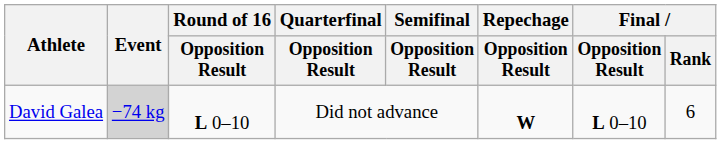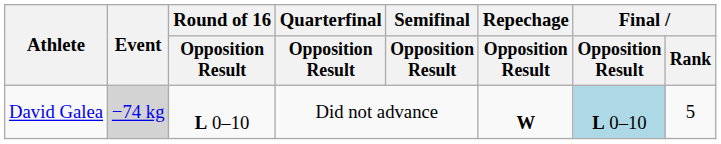(619, 123) no background -> (619, 123) lightblue background
(691, 112) 6 -> (691, 112) 5
